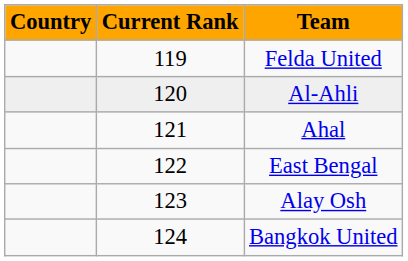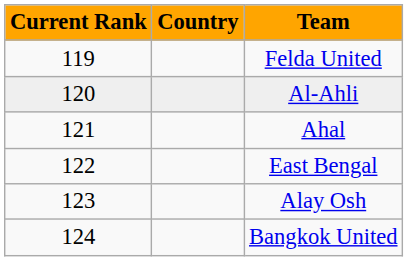columns swapped: (170, 22) <-> (51, 22)
